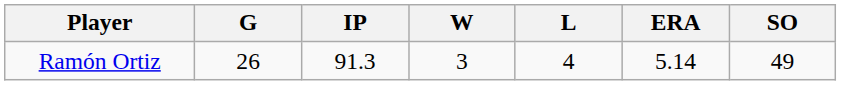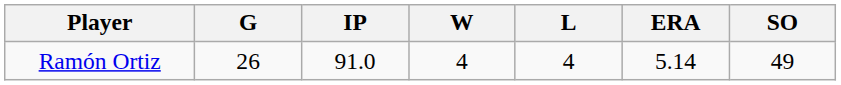(355, 60) 91.3 -> (355, 60) 91.0
(462, 60) 3 -> (462, 60) 4
